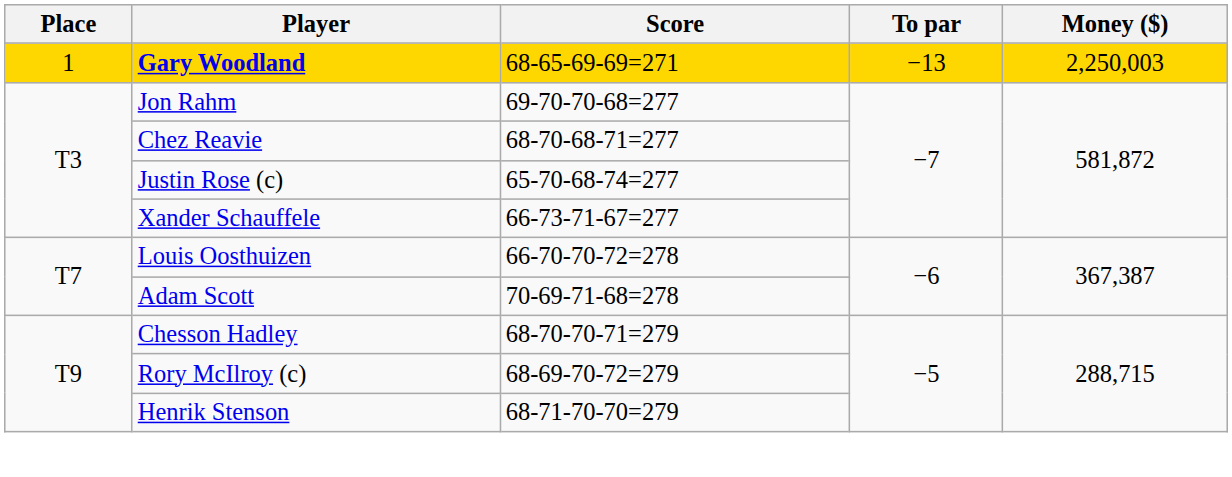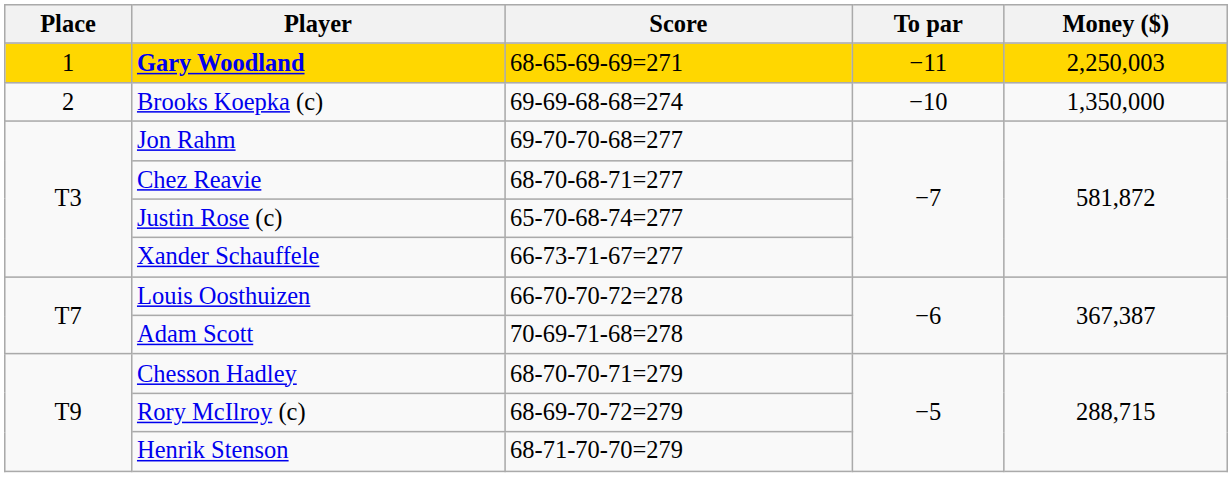(926, 62) −13 -> (928, 62) −11
+ row: (230, 101)
